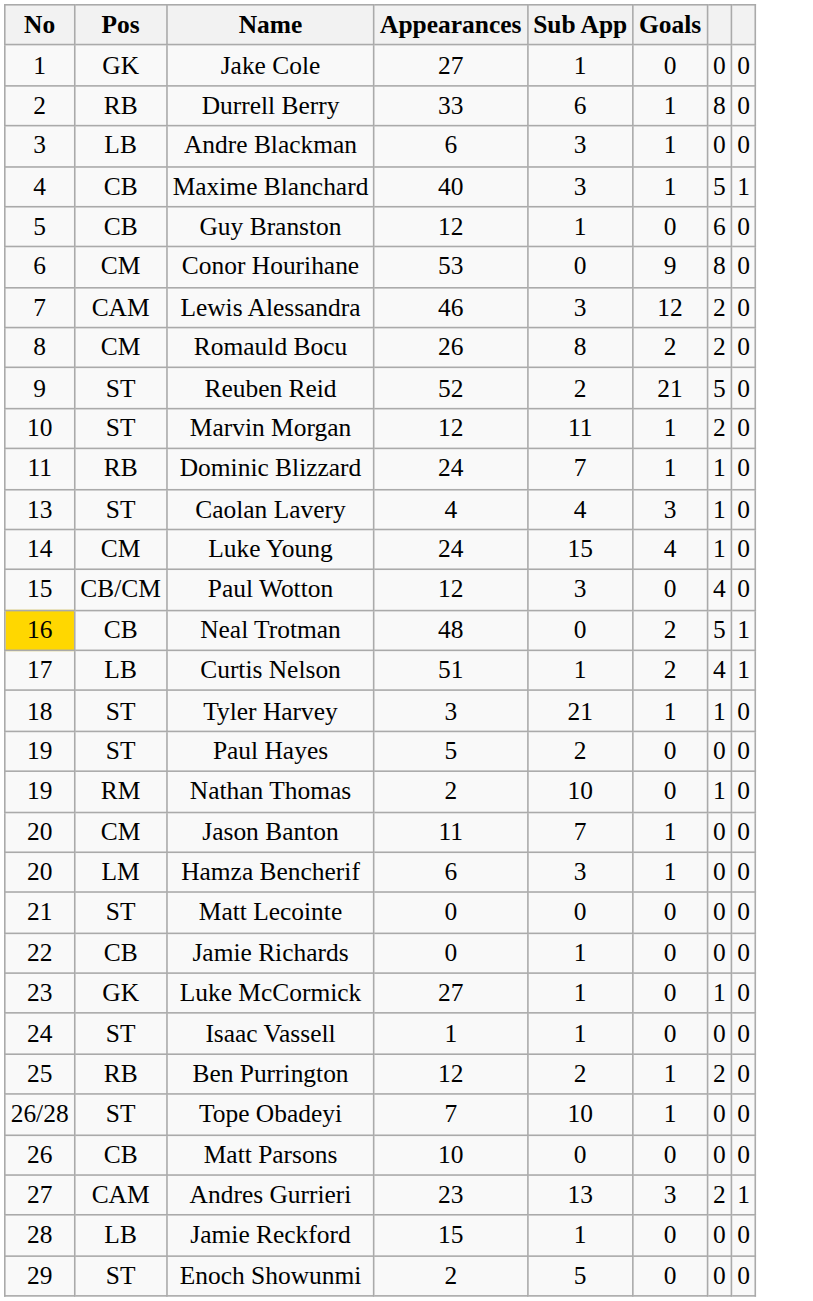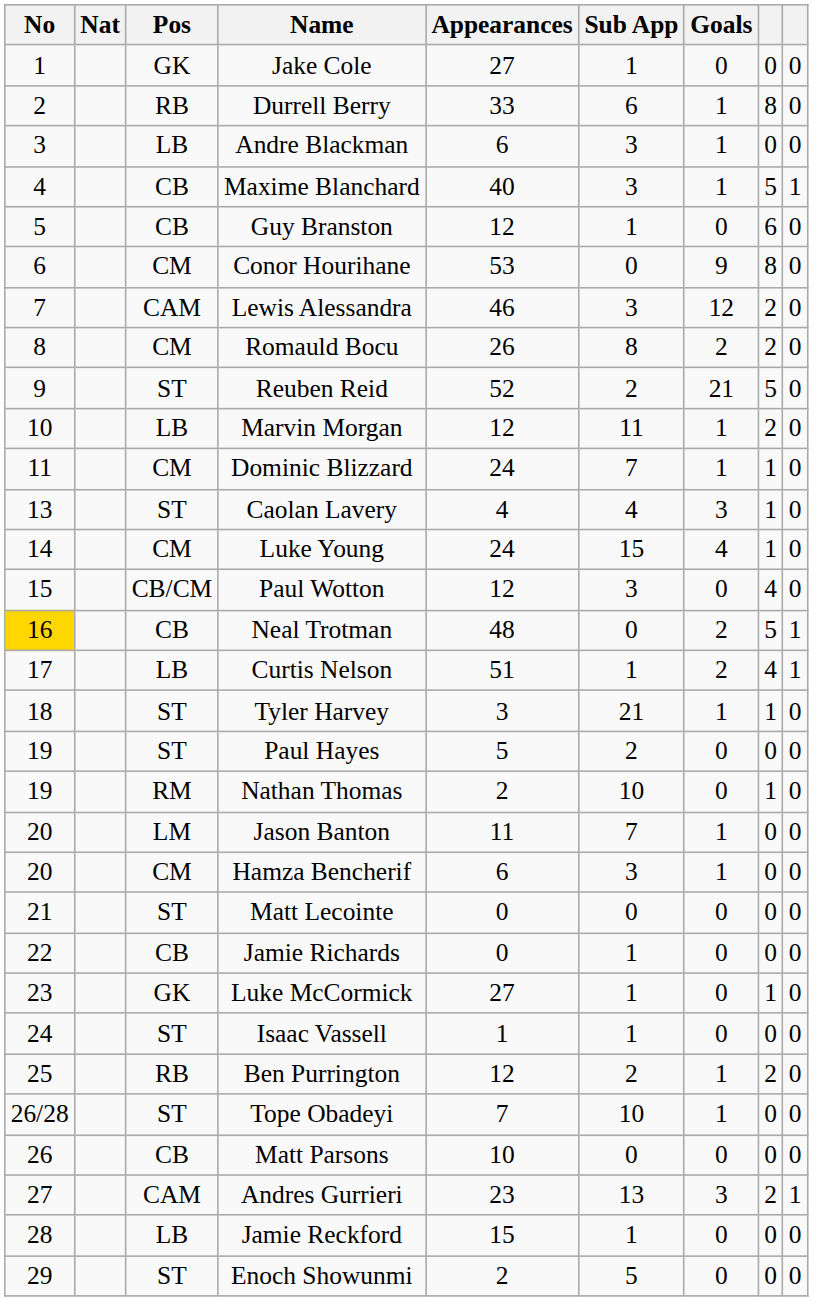+ column: (100, 24)
(121, 428) ST -> (172, 428) LB
(121, 468) RB -> (172, 468) CM
(121, 831) CM -> (172, 831) LM
(121, 871) LM -> (172, 871) CM
